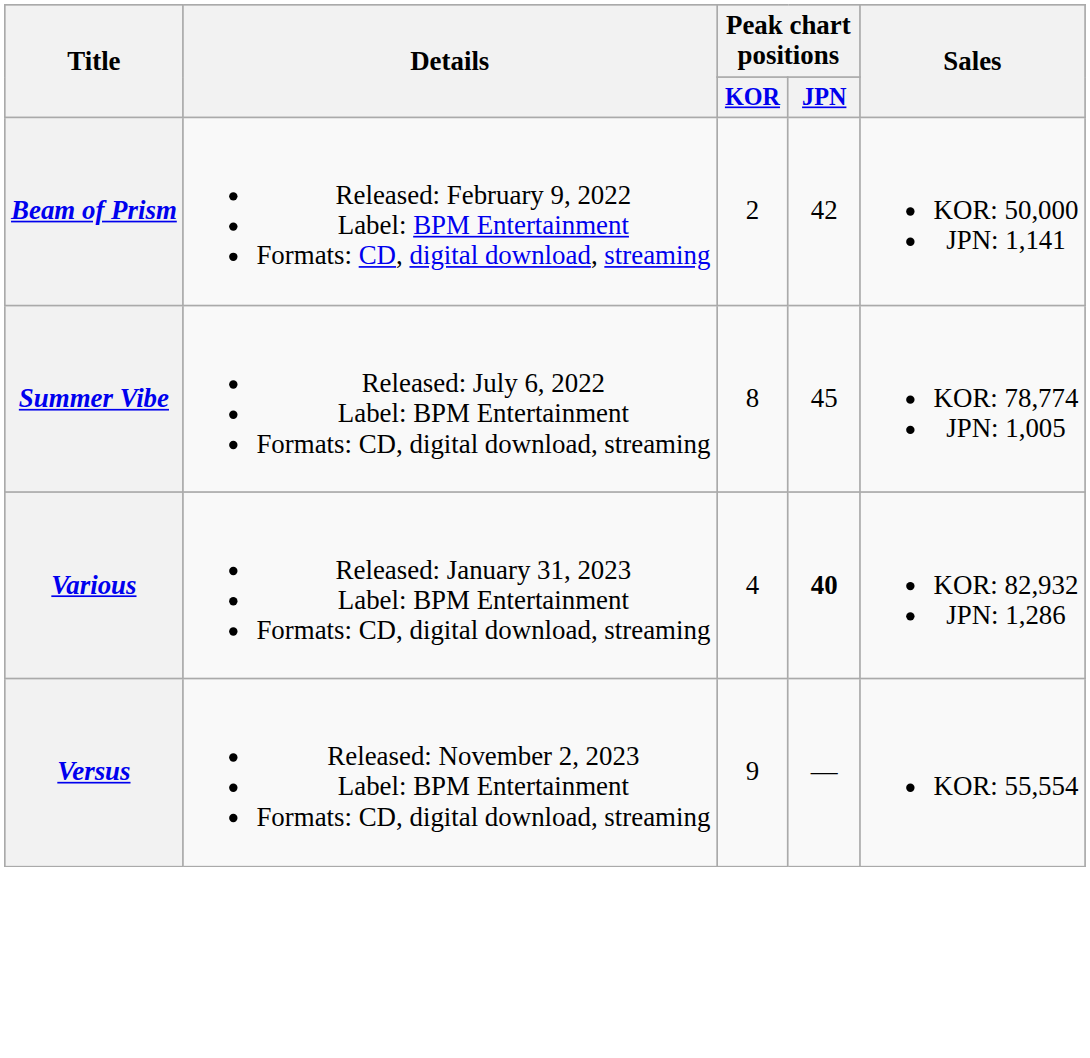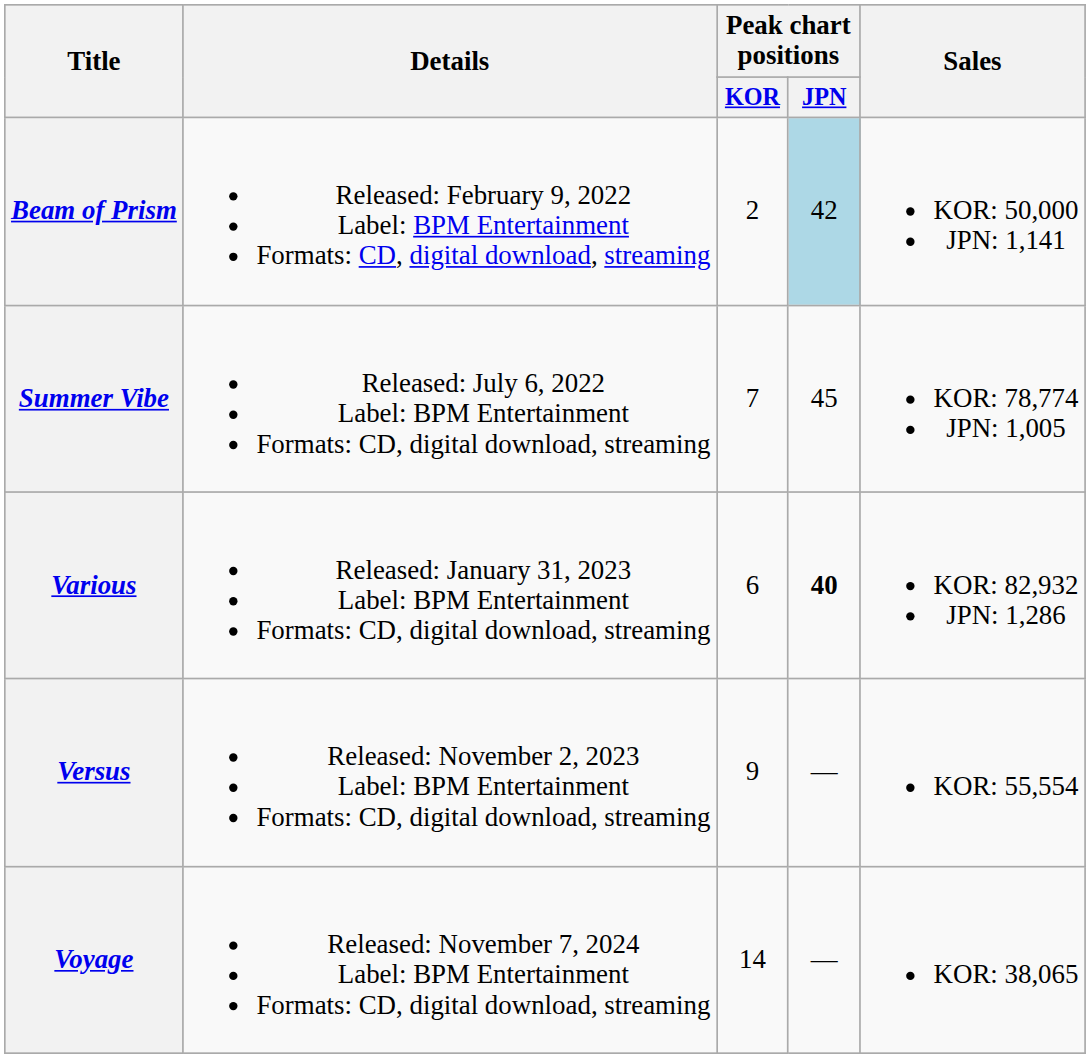(824, 210) no background -> (824, 210) lightblue background
(752, 397) 8 -> (752, 397) 7
(752, 585) 4 -> (752, 585) 6
+ row: (94, 959)
